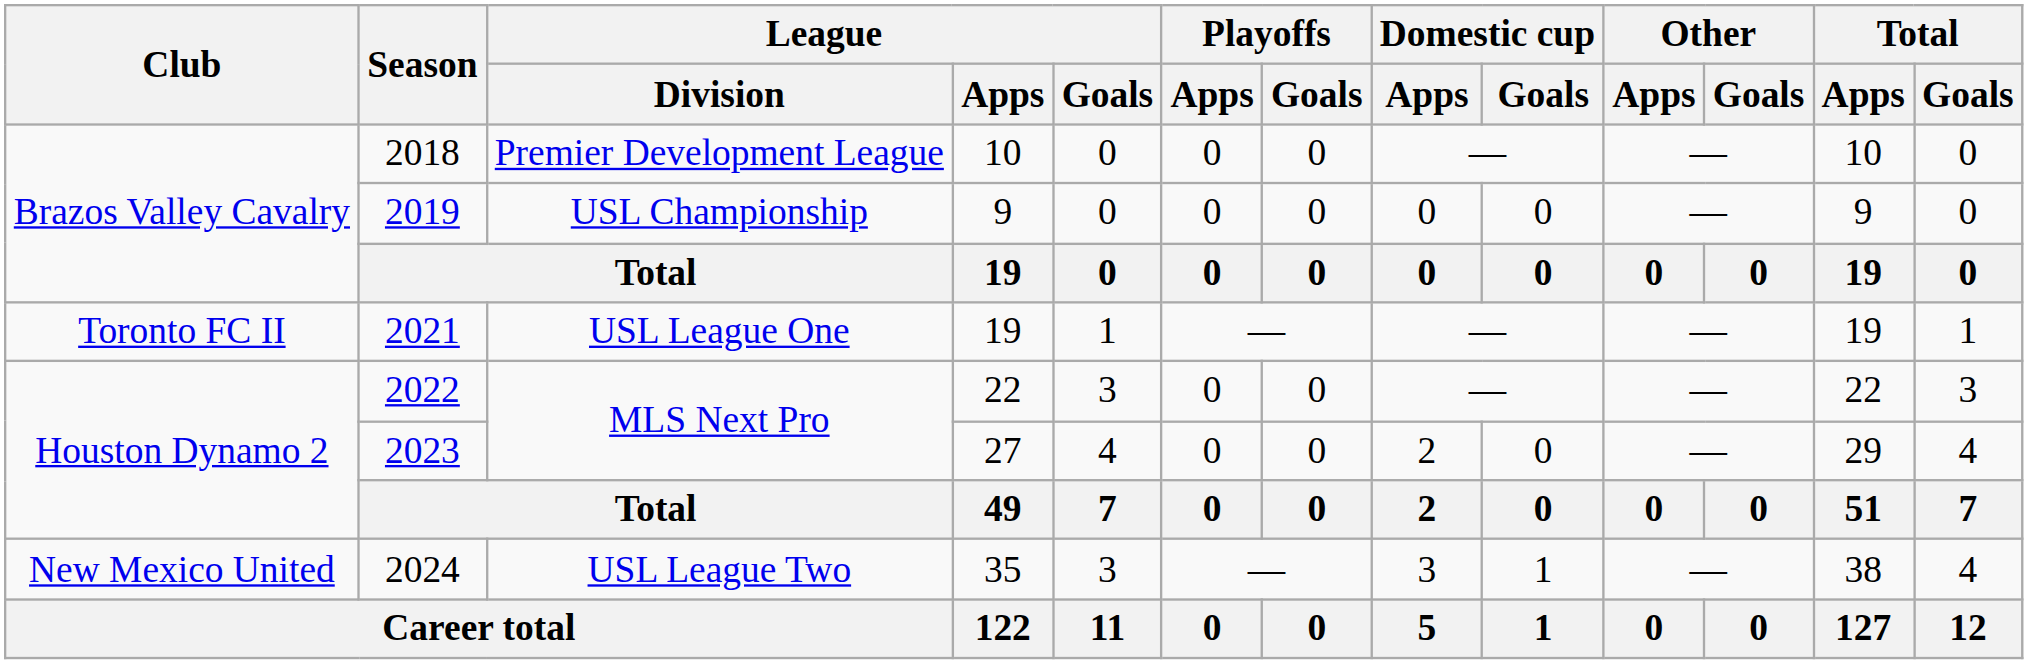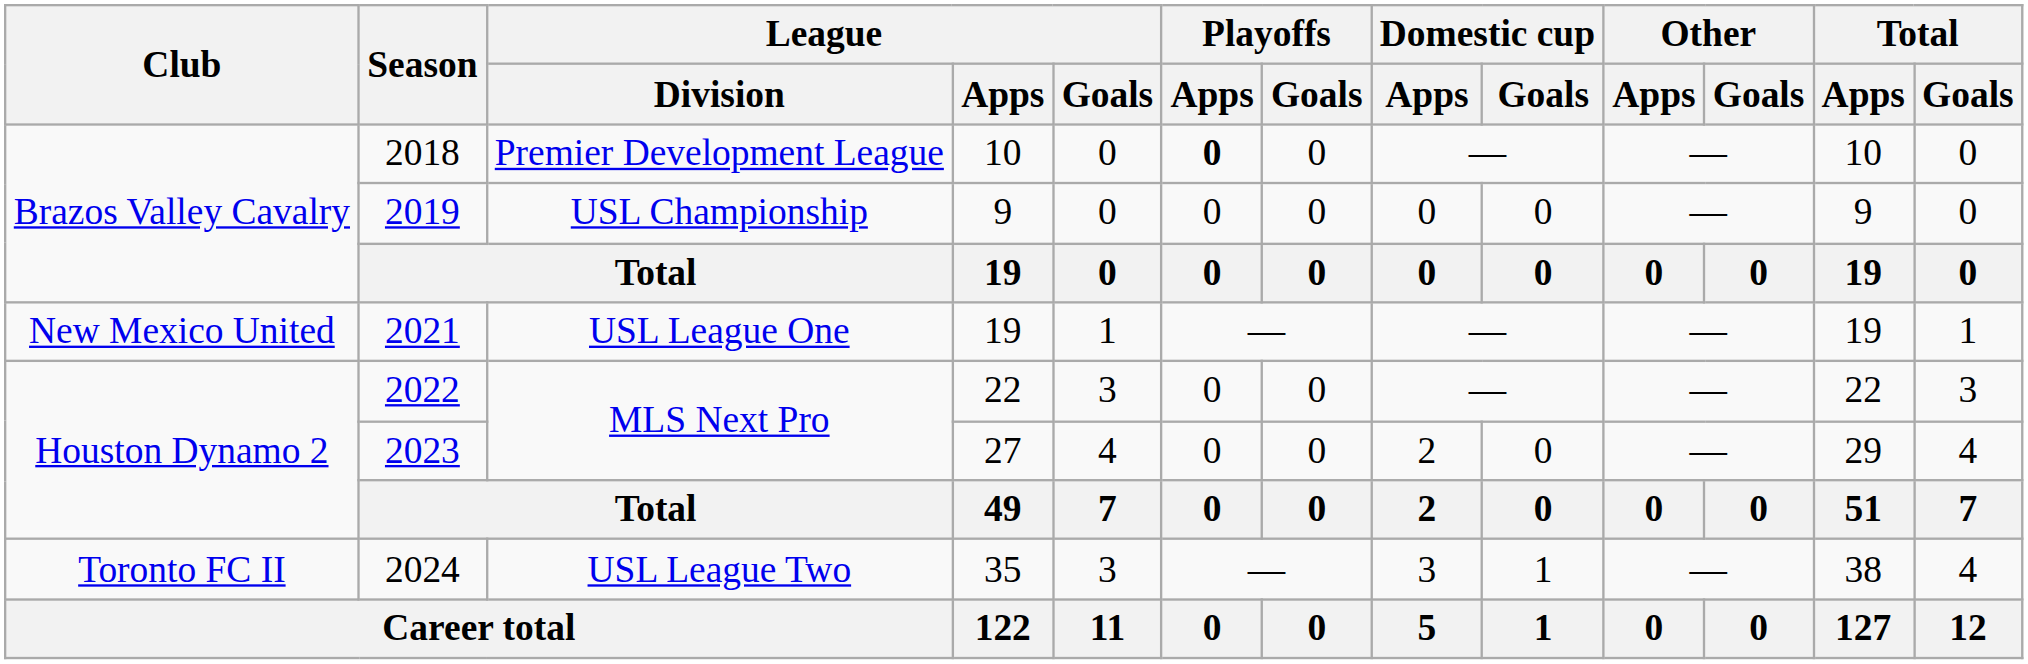(1212, 152) normal -> (1212, 152) bold
(182, 331) Toronto FC II -> (182, 331) New Mexico United
(182, 568) New Mexico United -> (182, 568) Toronto FC II
